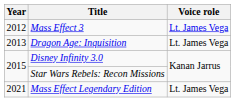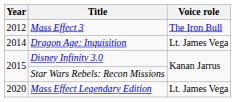(199, 27) Lt. James Vega -> (196, 27) The Iron Bull
(16, 43) 2013 -> (16, 43) 2014
(16, 89) 2021 -> (16, 89) 2020
